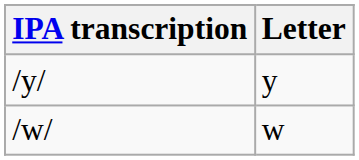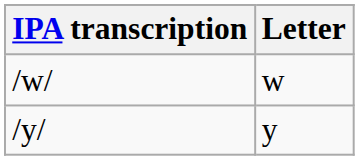rows swapped: (32, 129) <-> (29, 79)
